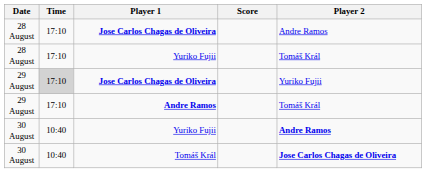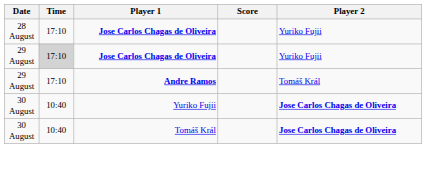(303, 31) Andre Ramos -> (300, 31) Yuriko Fujii
- row: (22, 56)
(305, 131) Andre Ramos -> (338, 106) Jose Carlos Chagas de Oliveira
